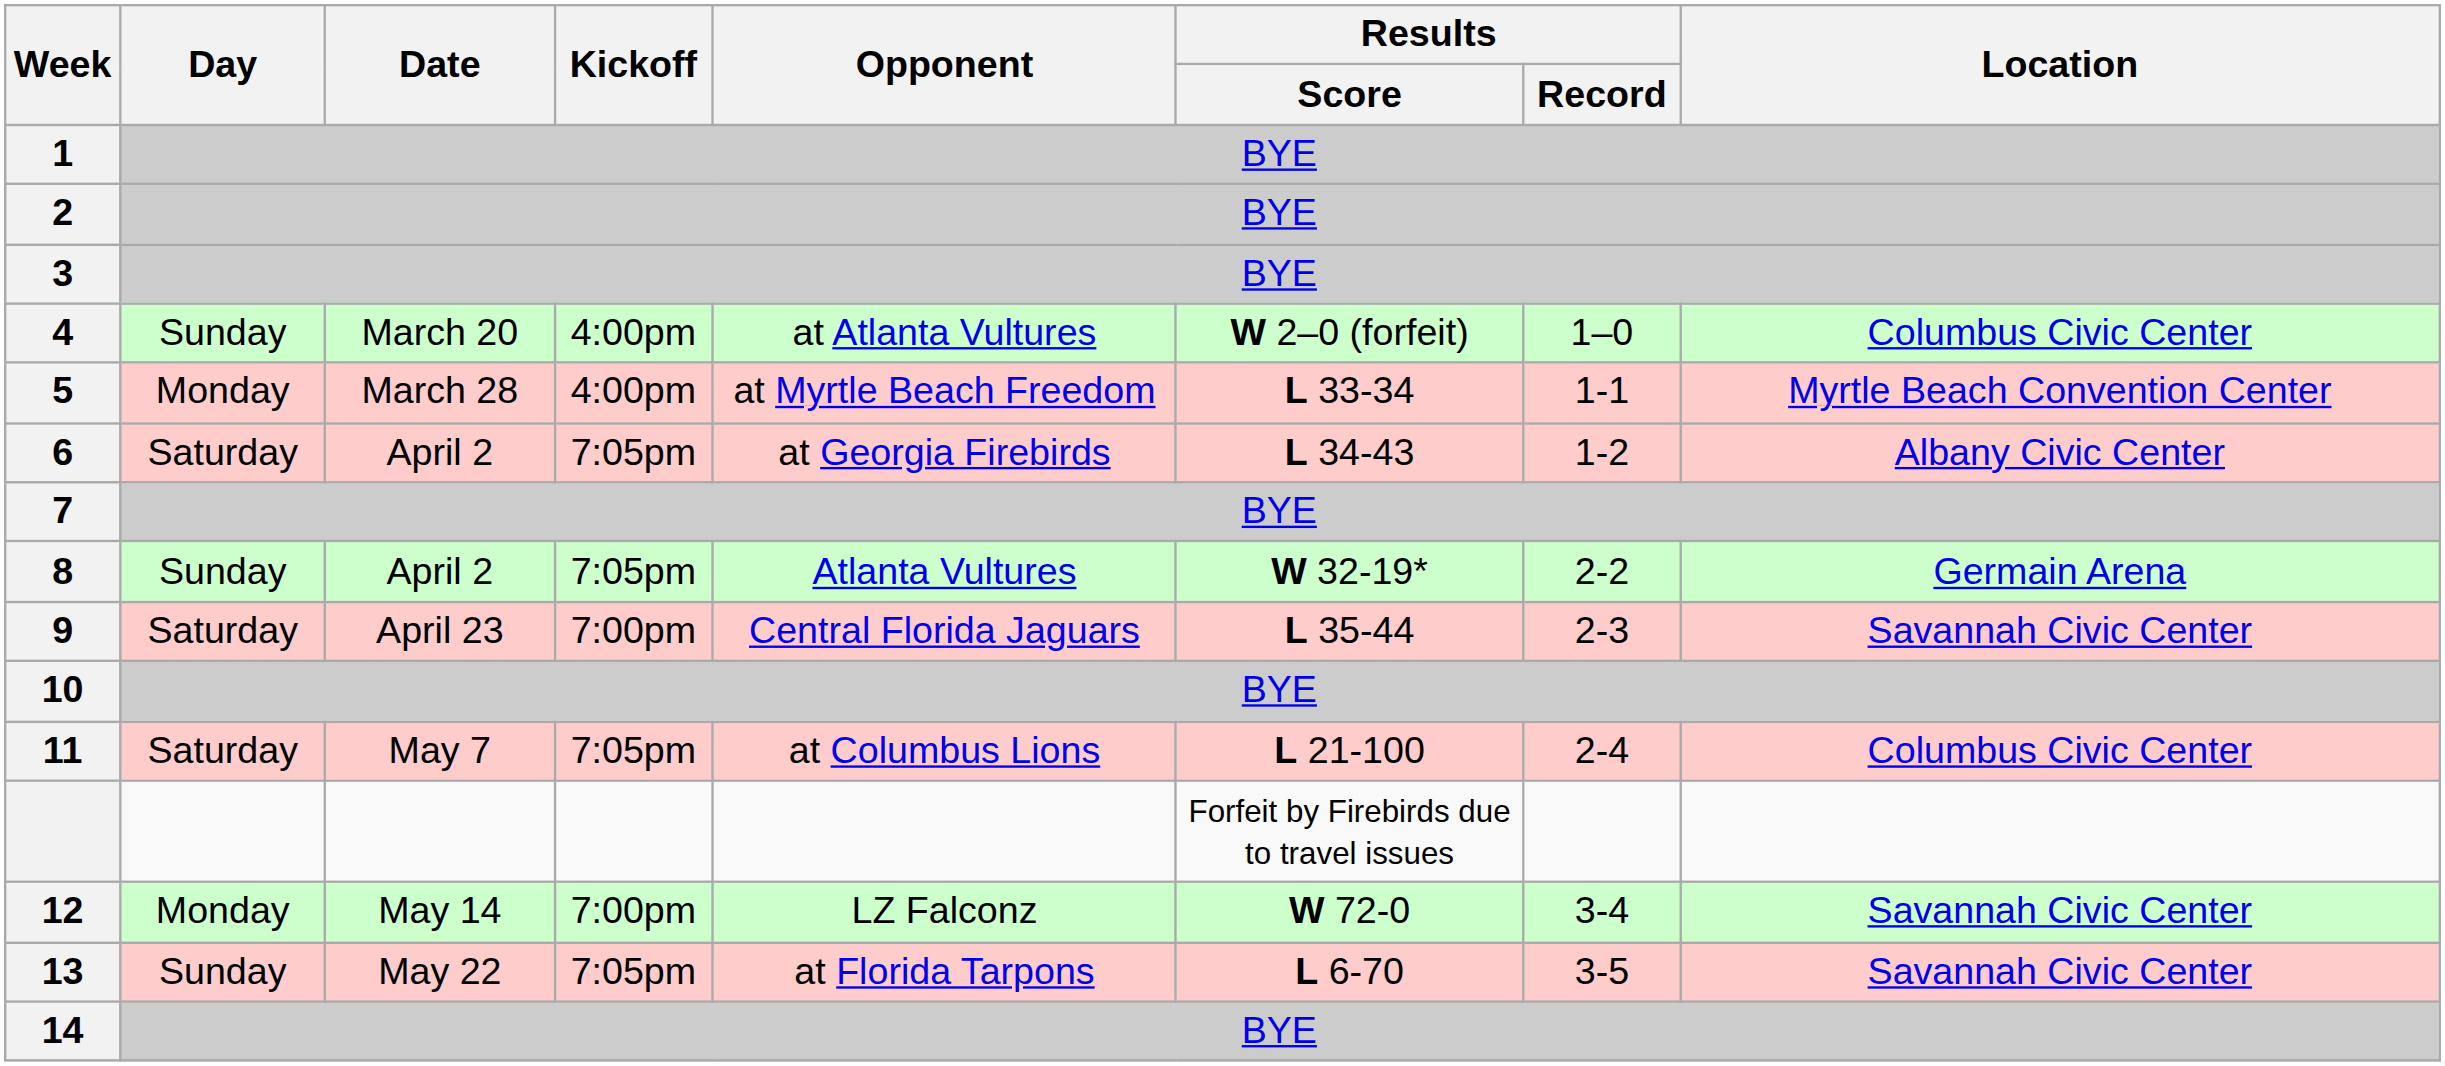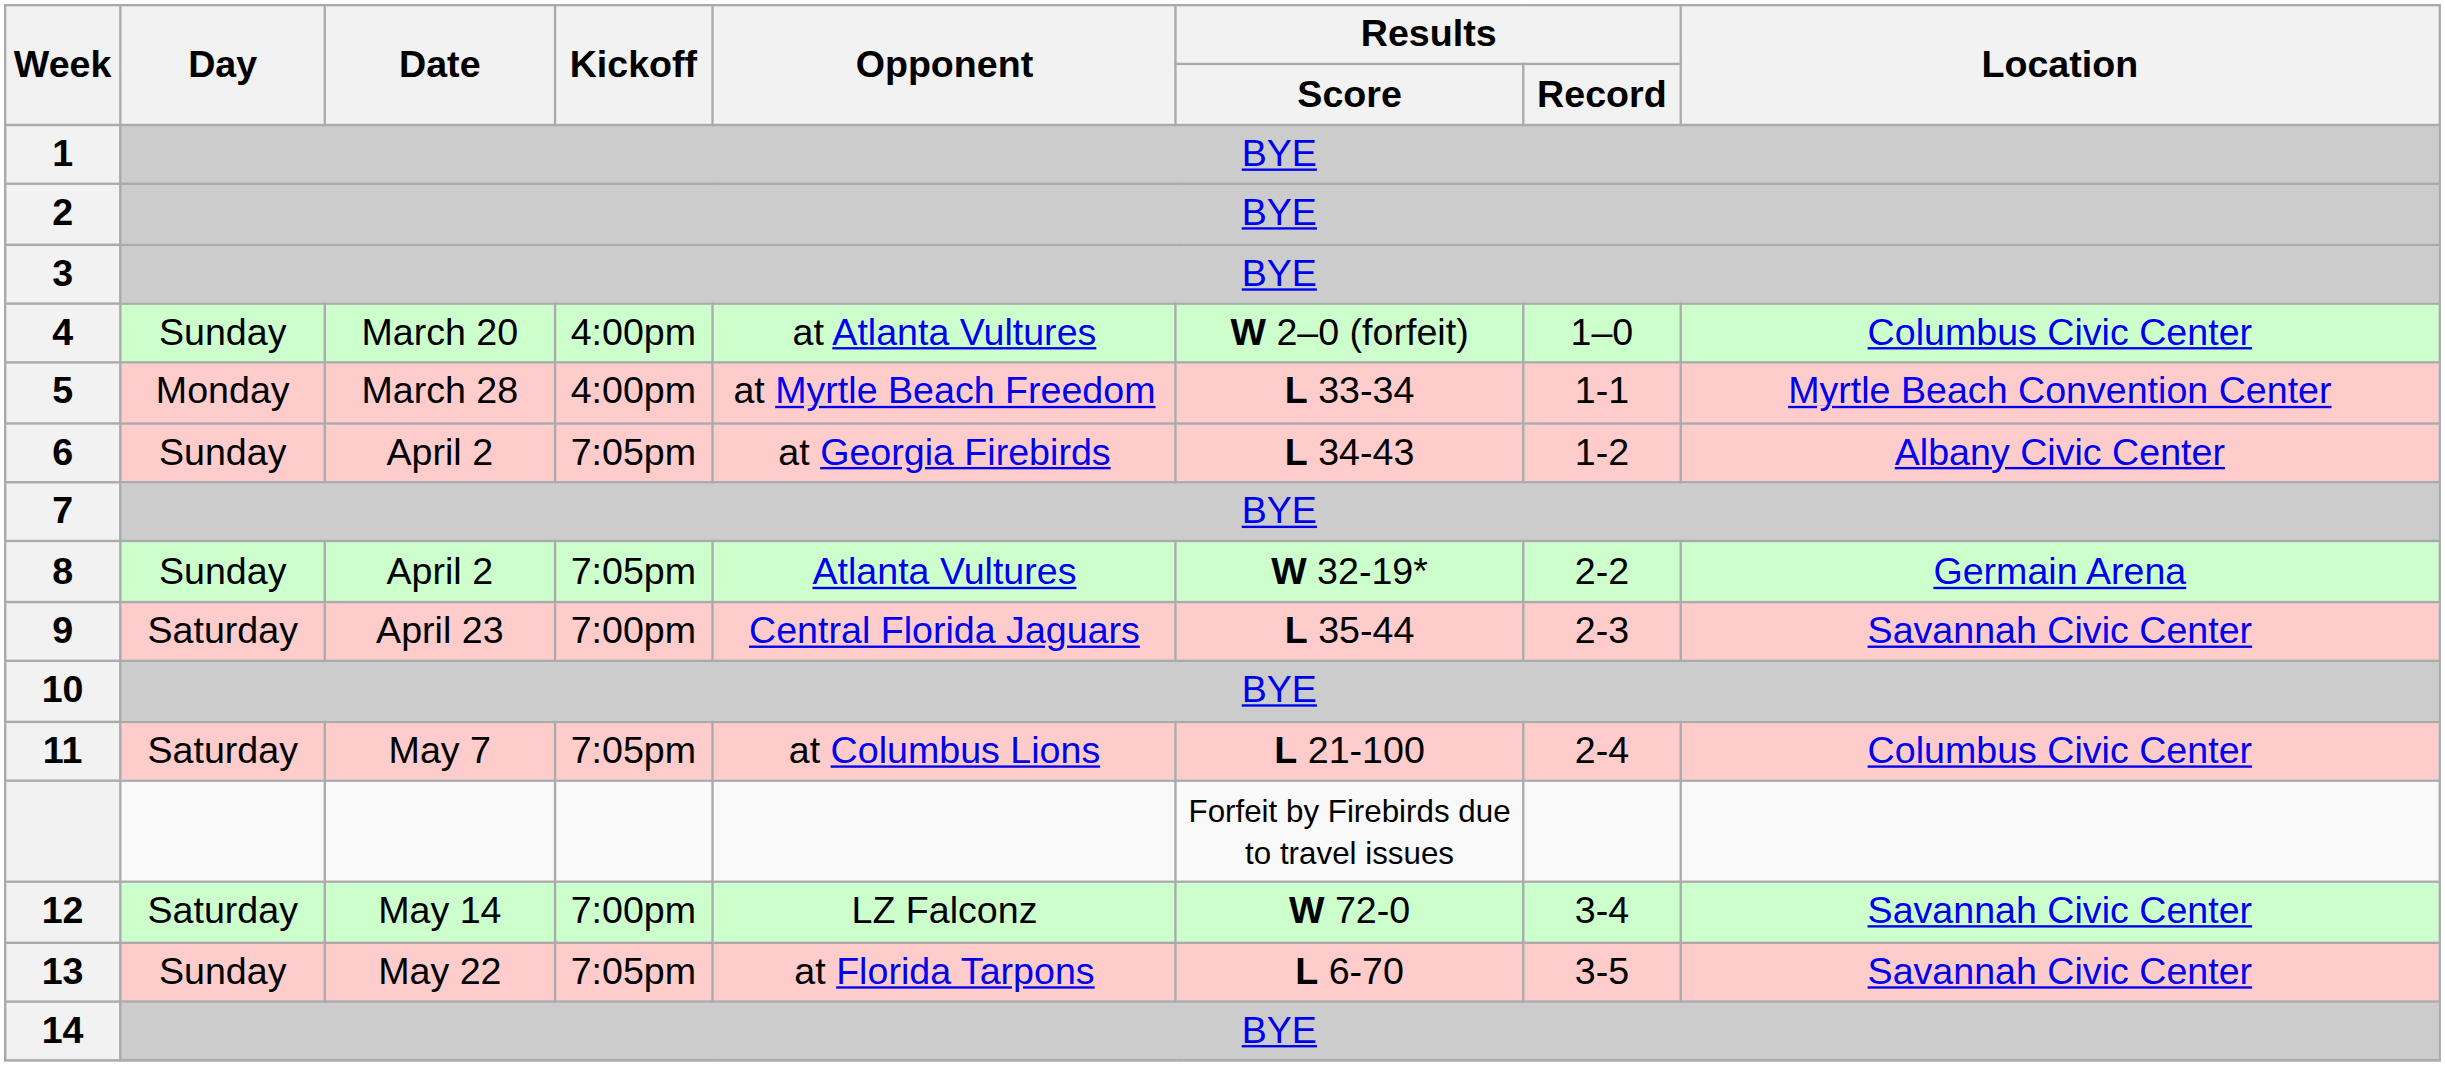(223, 451) Saturday -> (223, 451) Sunday
(223, 911) Monday -> (223, 911) Saturday
